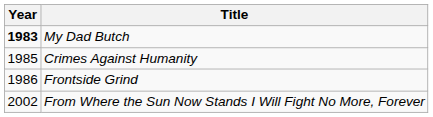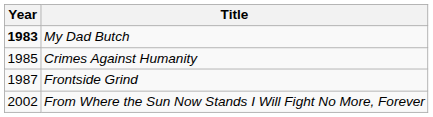(23, 79) 1986 -> (23, 79) 1987
